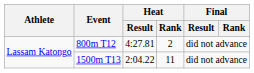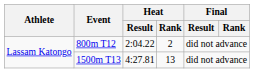(140, 44) 4:27.81 -> (140, 44) 2:04.22
(140, 60) 2:04.22 -> (140, 60) 4:27.81
(170, 60) 11 -> (170, 60) 13
